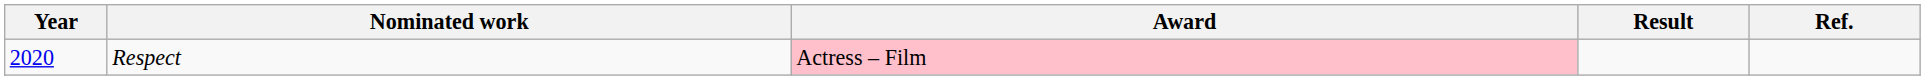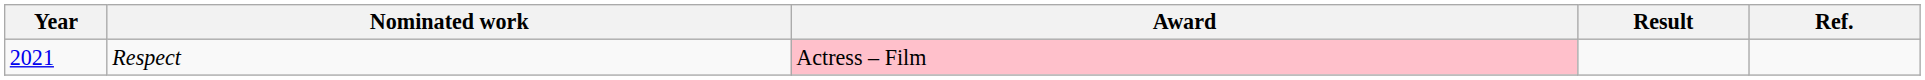(32, 57) 2020 -> (32, 57) 2021
